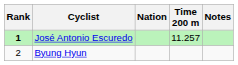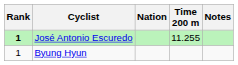(186, 38) 11.257 -> (186, 38) 11.255
(18, 53) 2 -> (18, 53) 1
